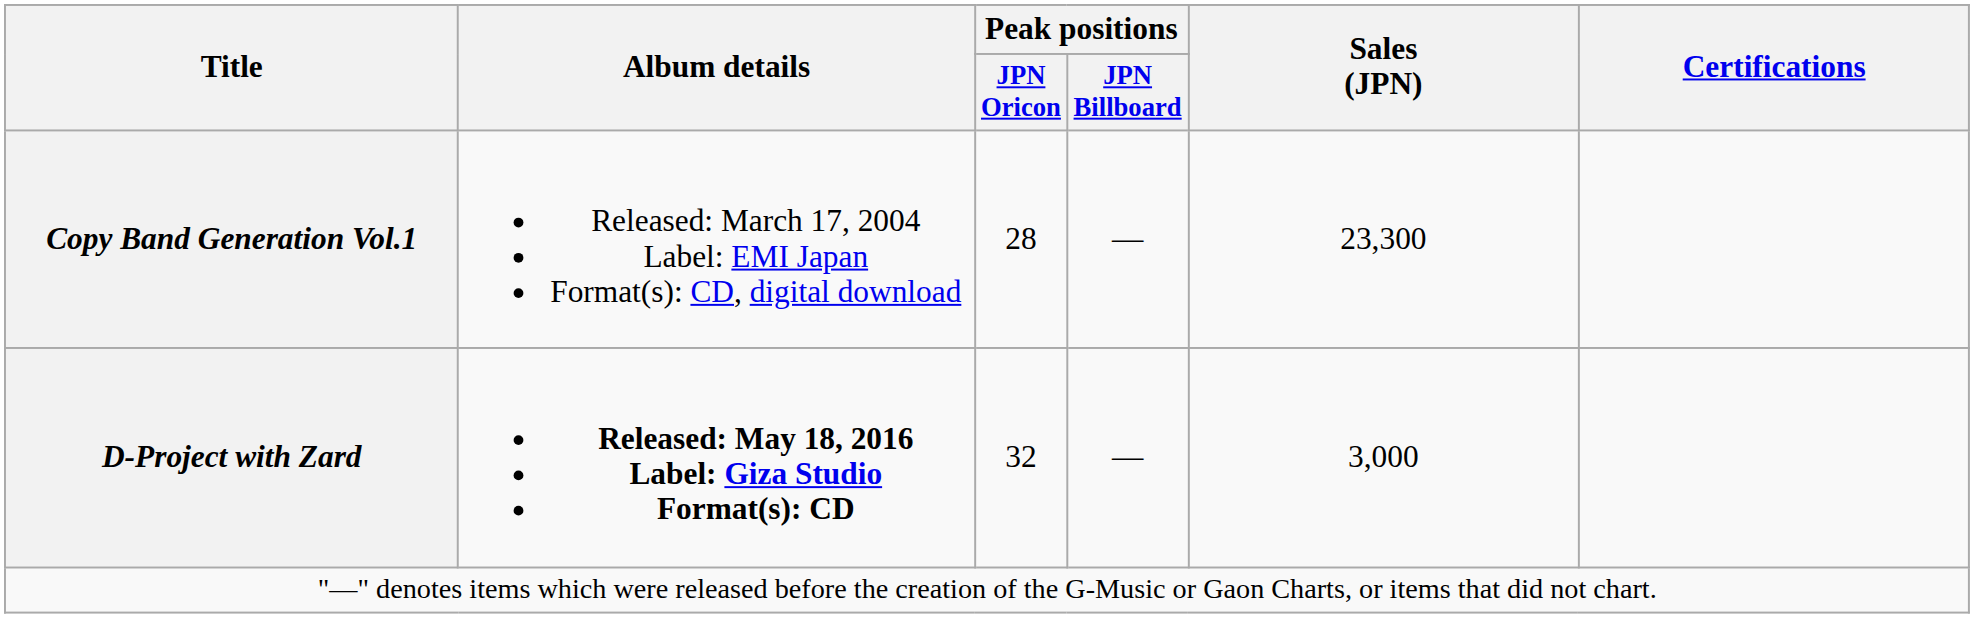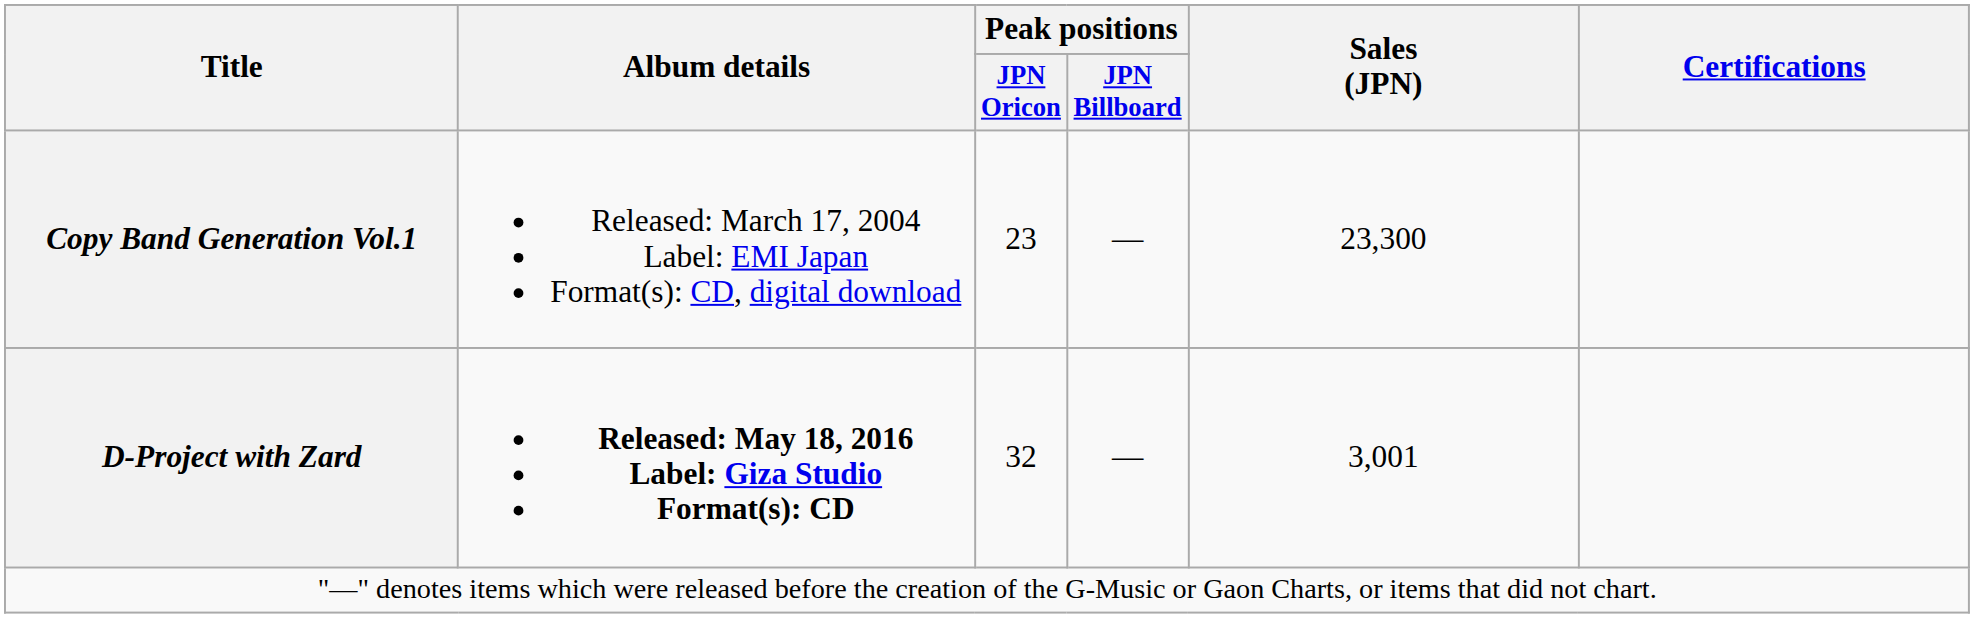(1021, 238) 28 -> (1021, 238) 23
(1383, 457) 3,000 -> (1383, 457) 3,001
